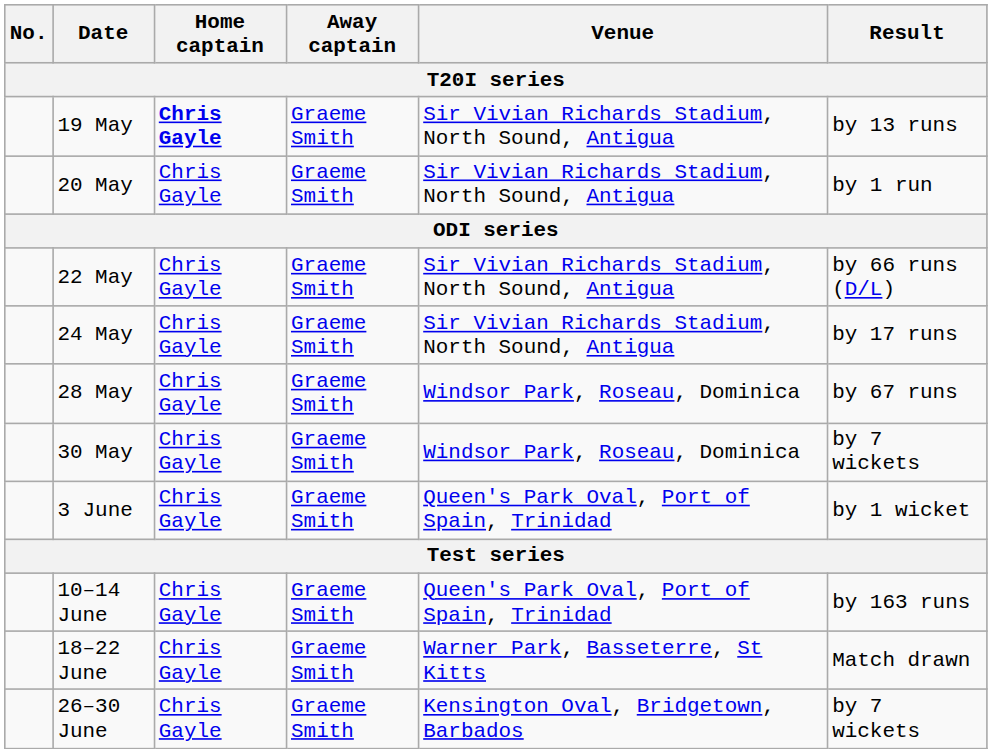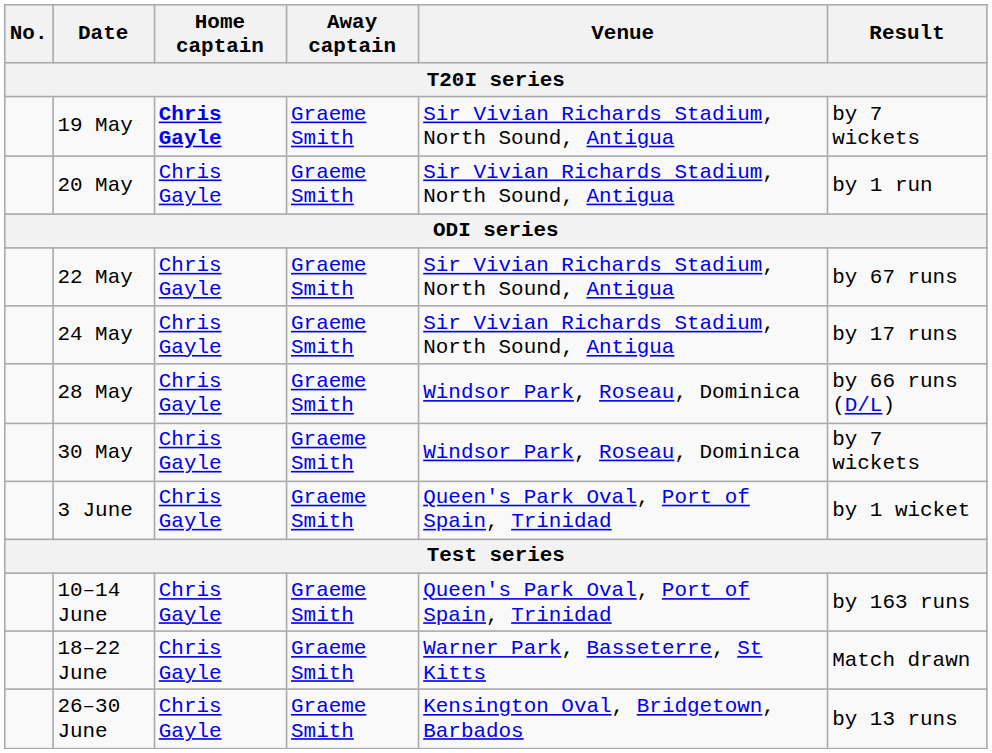(895, 126) by 13 runs -> (876, 126) by 7 wickets
(895, 277) by 66 runs (D/L) -> (895, 277) by 67 runs
(895, 393) by 67 runs -> (895, 393) by 66 runs (D/L)
(876, 719) by 7 wickets -> (895, 719) by 13 runs
